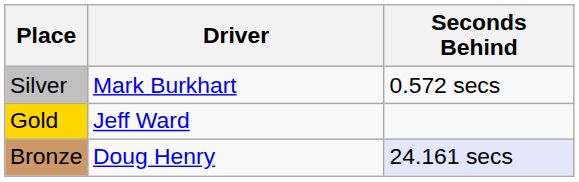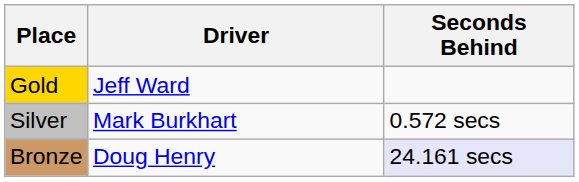rows swapped: (34, 120) <-> (39, 84)
